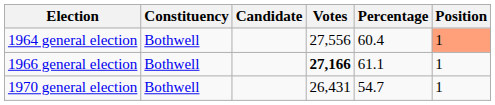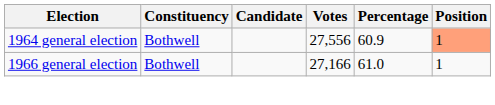(371, 40) 60.4 -> (371, 40) 60.9
(330, 64) bold -> (330, 64) normal
(371, 64) 61.1 -> (371, 64) 61.0
- row: (73, 87)
